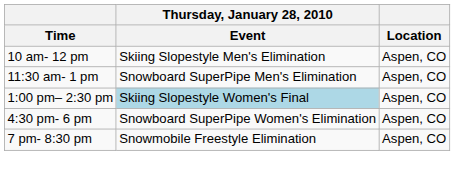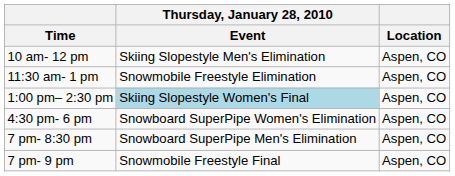(238, 77) Snowboard SuperPipe Men's Elimination -> (218, 77) Snowmobile Freestyle Elimination
(218, 139) Snowmobile Freestyle Elimination -> (238, 139) Snowboard SuperPipe Men's Elimination
+ row: (41, 160)
